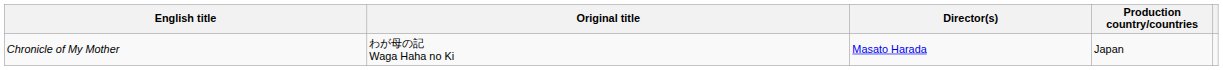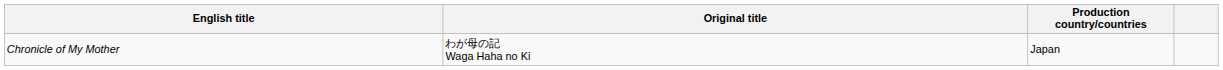- column: (971, 19)
